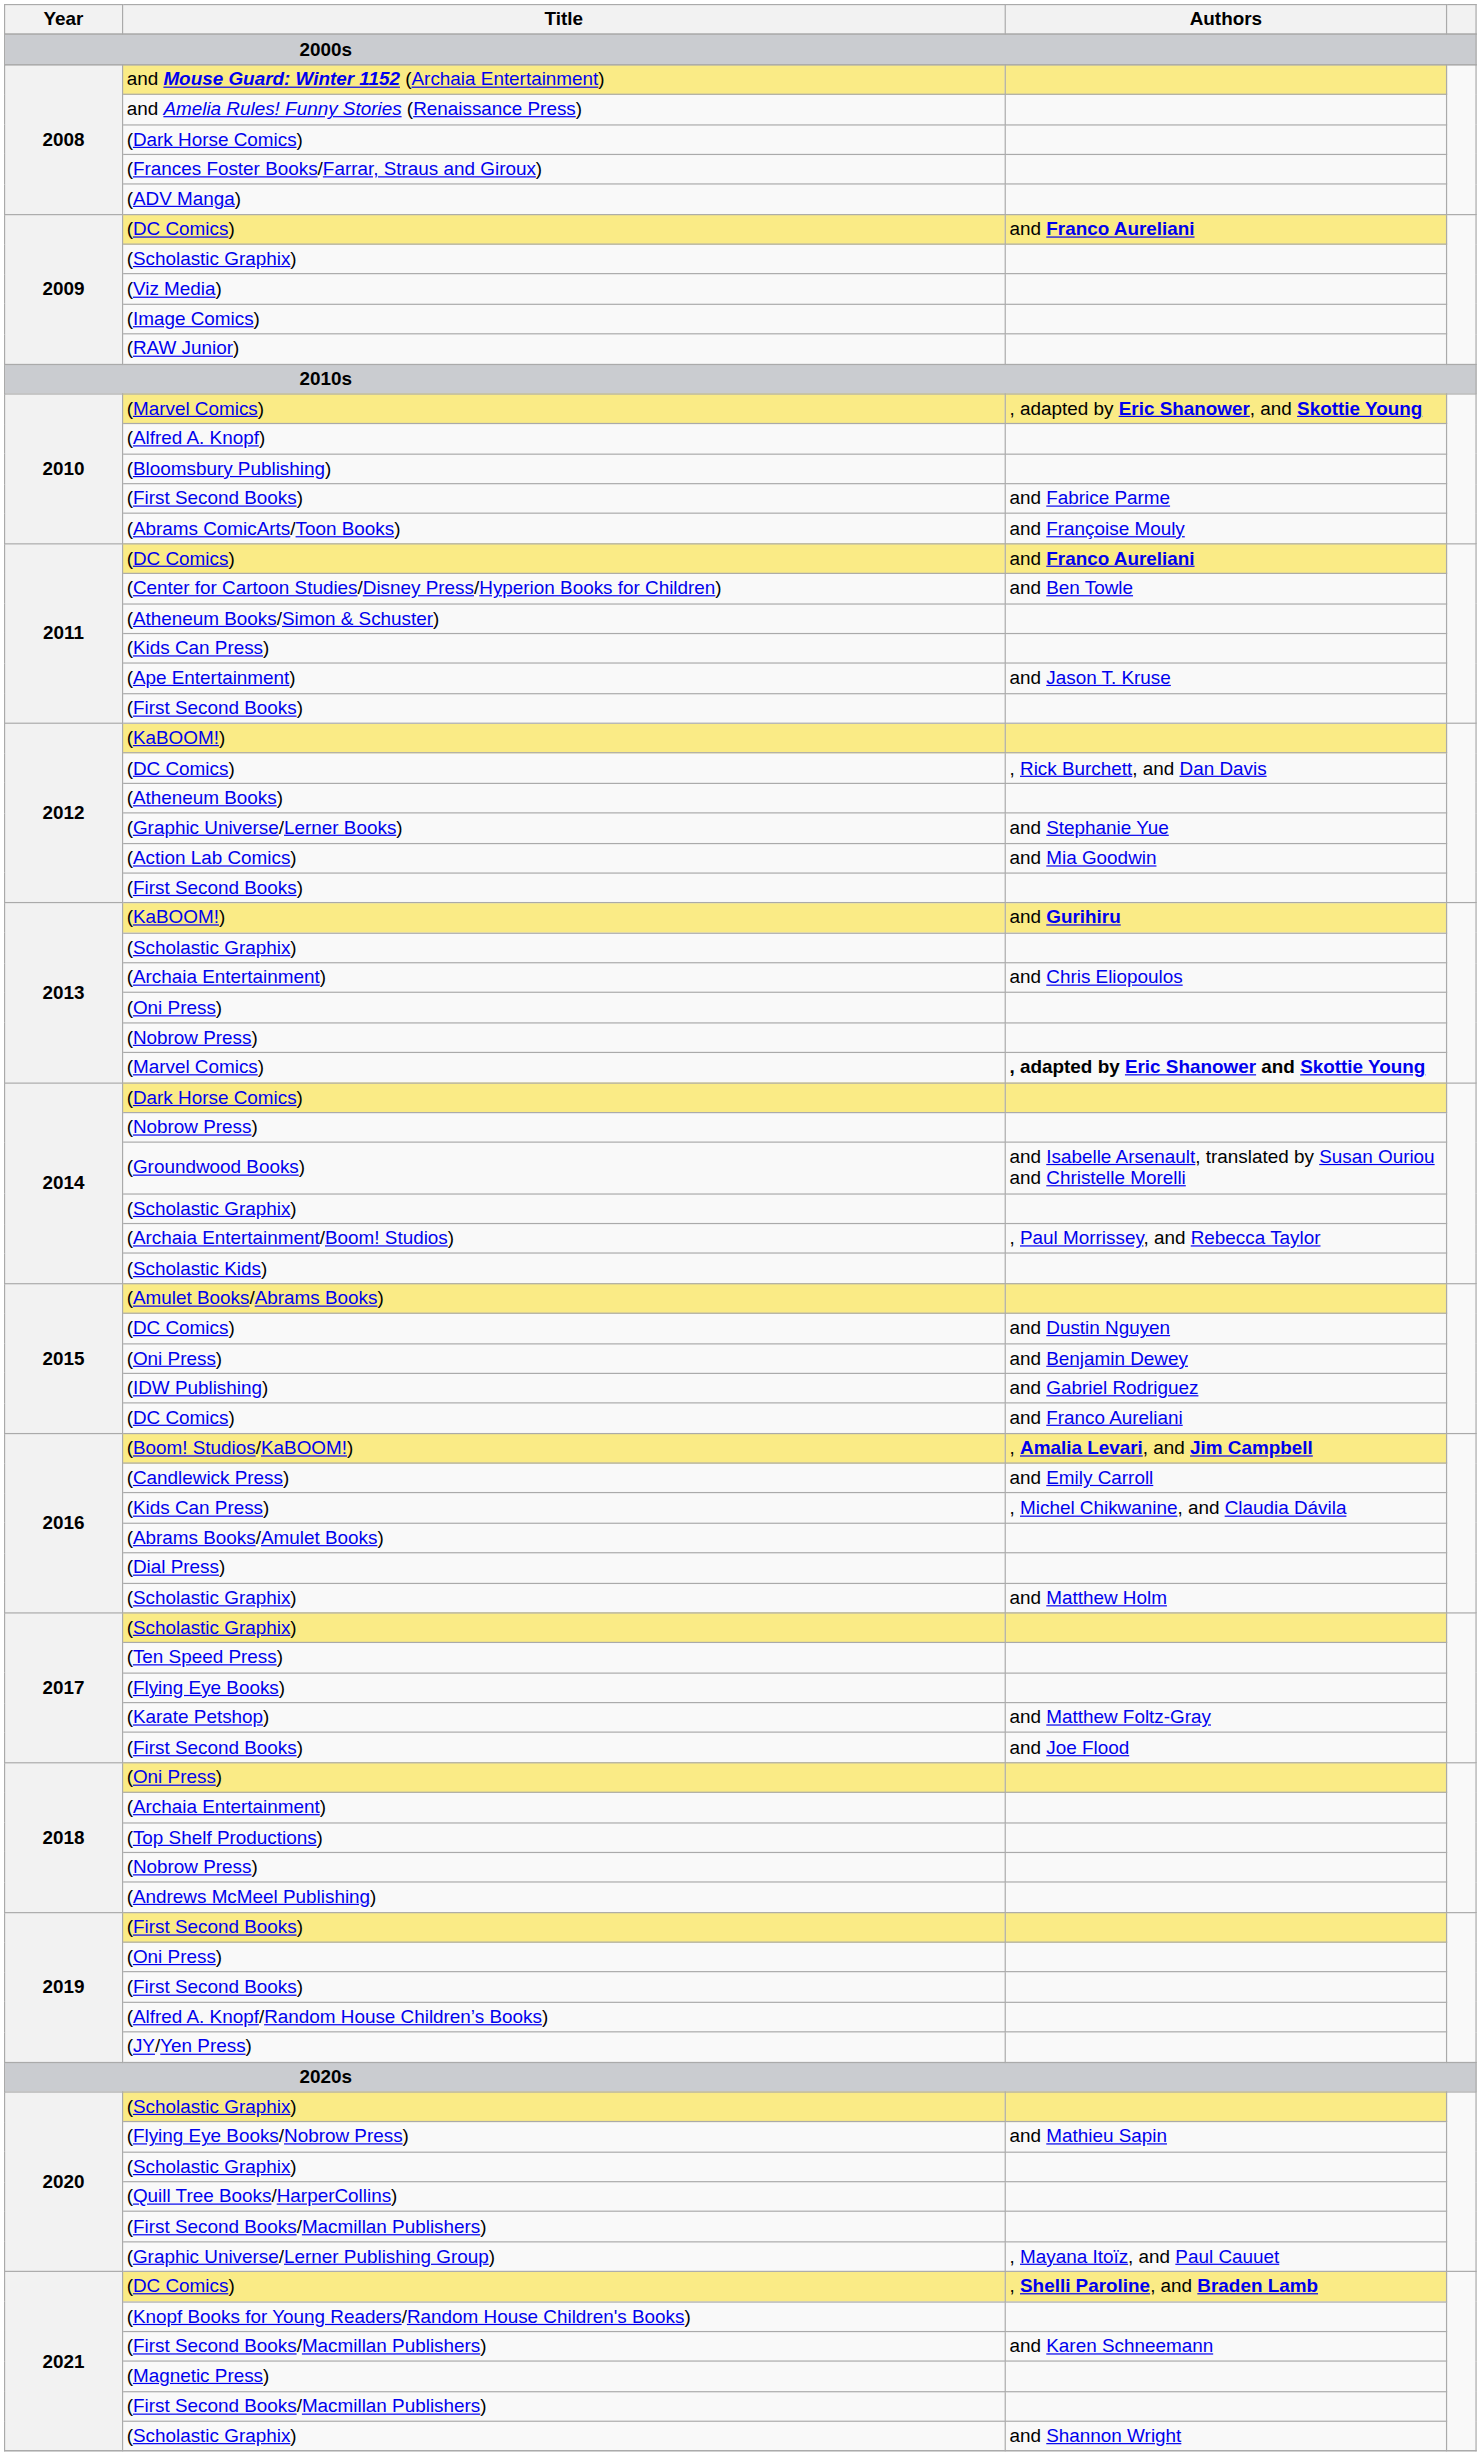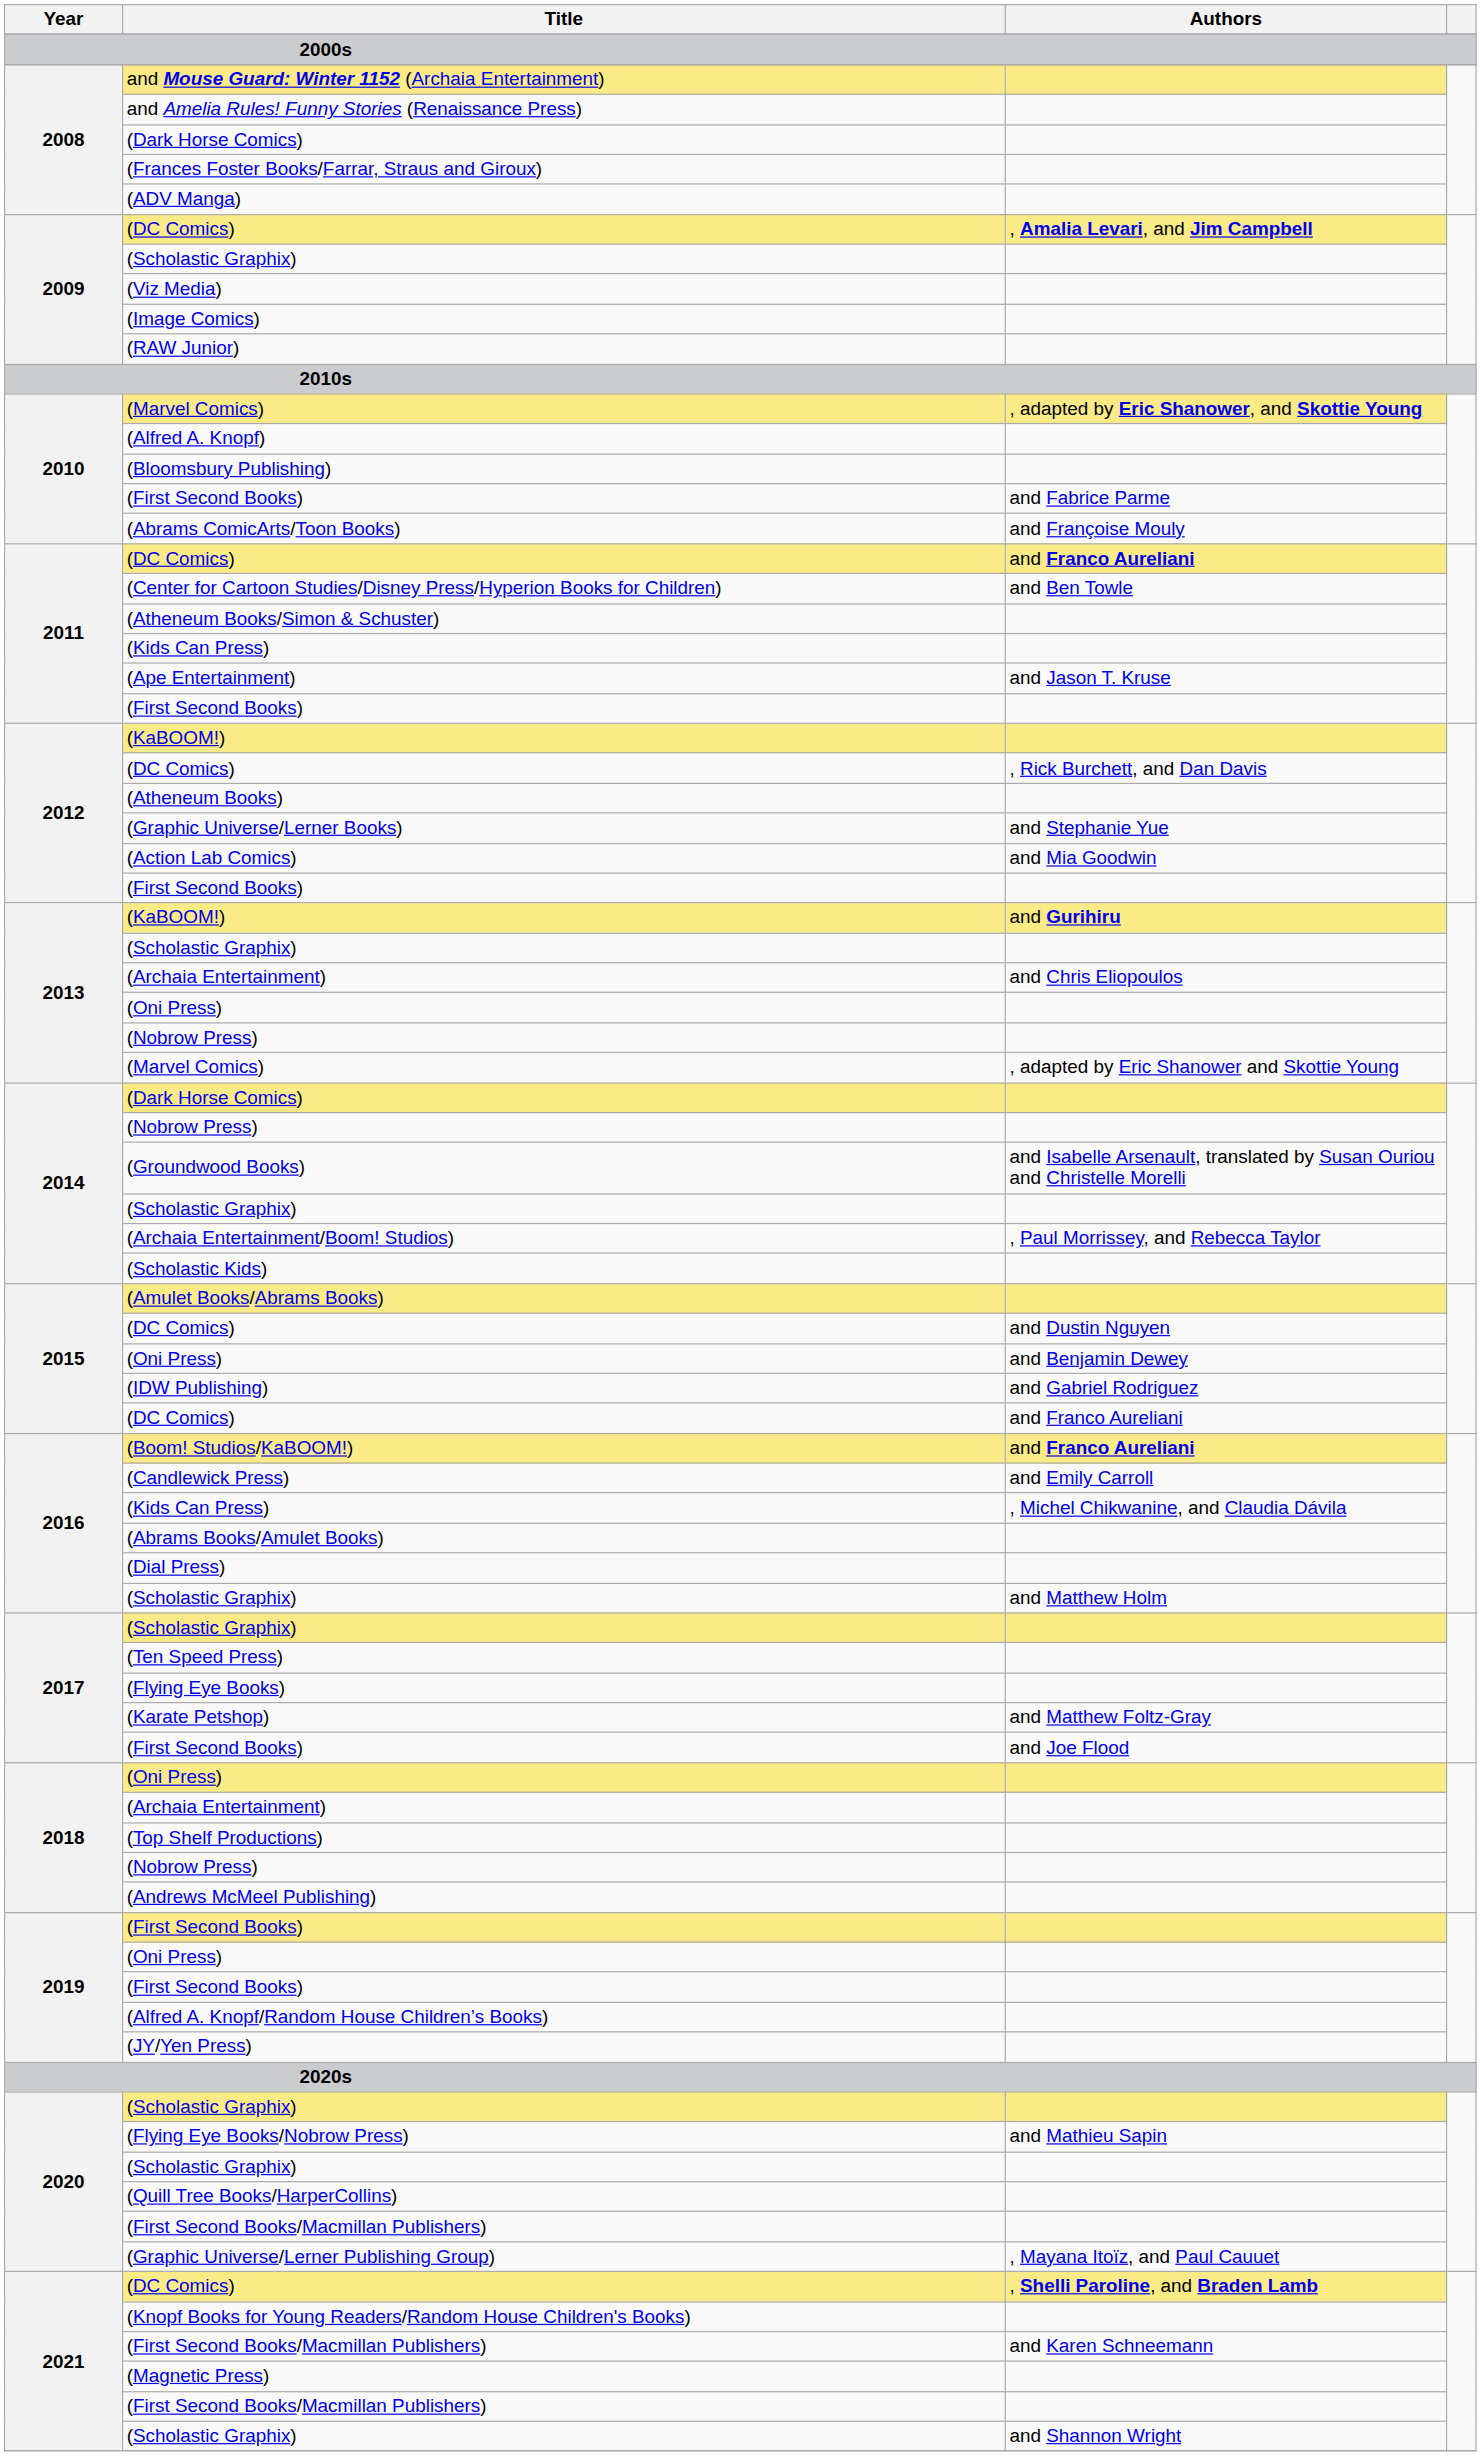(1102, 229) and Franco Aureliani -> (1161, 229) , Amalia Levari, and Jim Campbell
(1217, 1067) bold -> (1204, 1067) normal
(1161, 1448) , Amalia Levari, and Jim Campbell -> (1102, 1448) and Franco Aureliani
